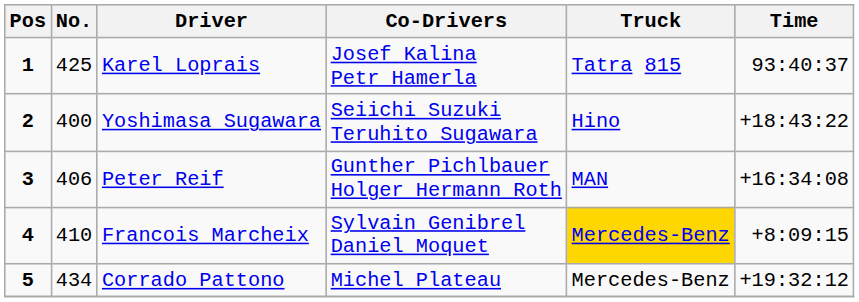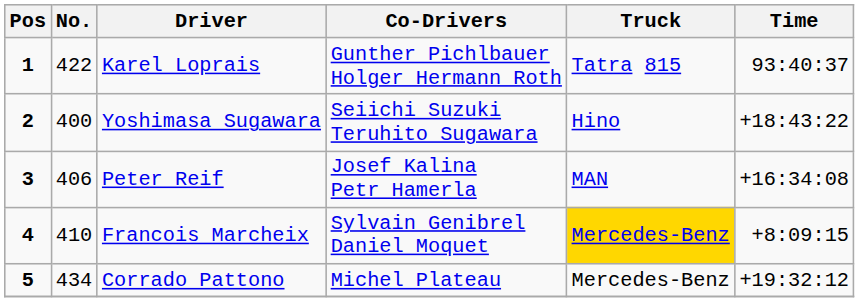(74, 66) 425 -> (74, 66) 422
(404, 66) Josef Kalina Petr Hamerla -> (446, 66) Gunther Pichlbauer Holger Hermann Roth
(446, 179) Gunther Pichlbauer Holger Hermann Roth -> (404, 179) Josef Kalina Petr Hamerla
